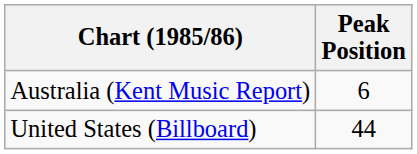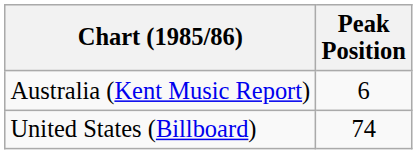(364, 129) 44 -> (364, 129) 74
